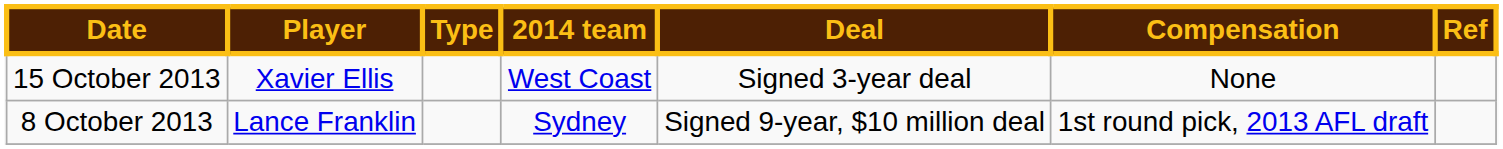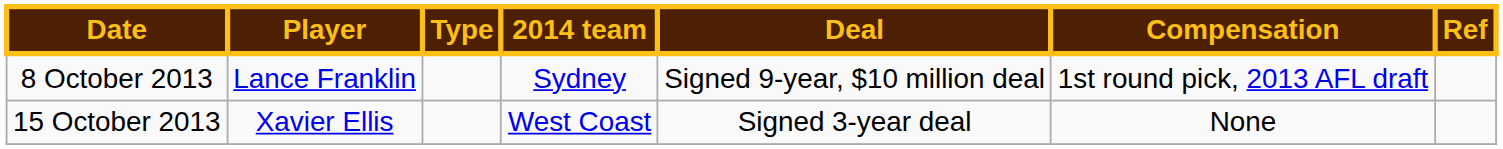rows swapped: (117, 121) <-> (117, 77)
